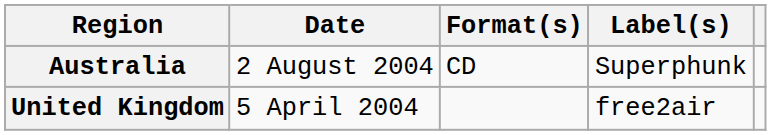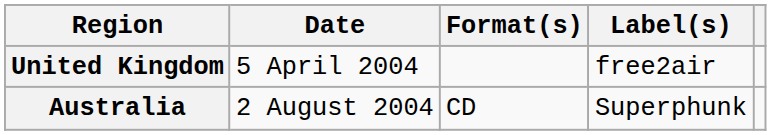rows swapped: (117, 108) <-> (117, 67)
